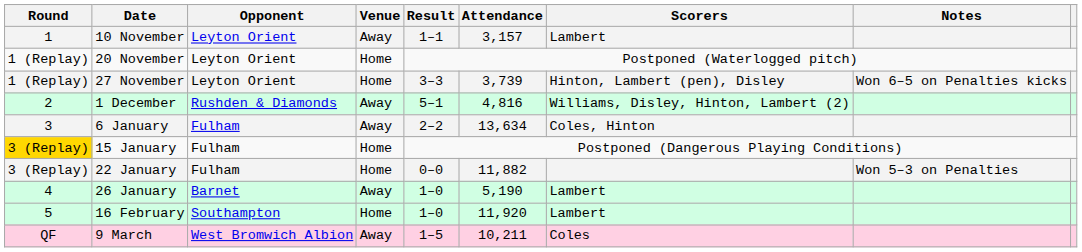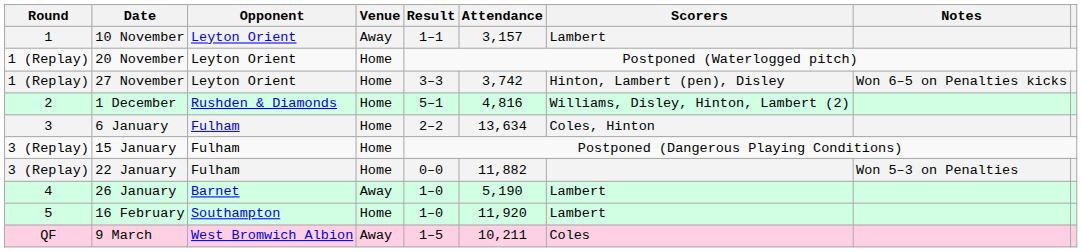(502, 82) 3,739 -> (502, 82) 3,742
(376, 104) Away -> (376, 104) Home
(376, 126) Away -> (376, 126) Home
(48, 148) gold background -> (48, 148) no background
